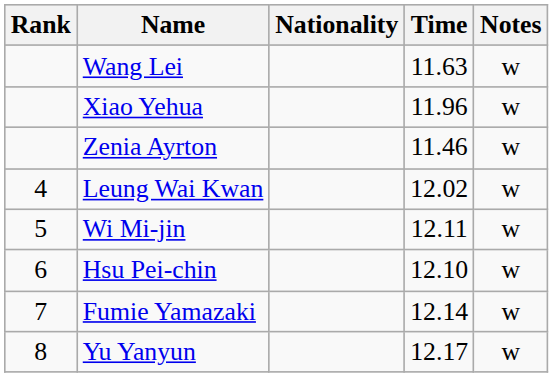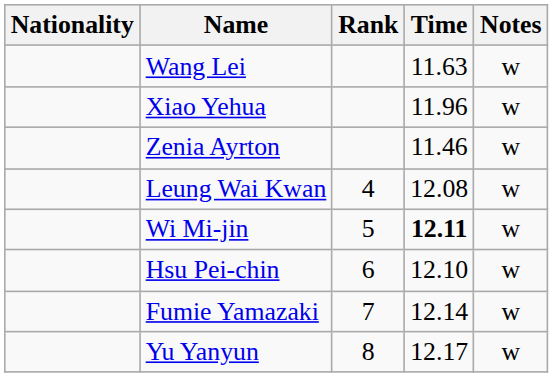columns swapped: (41, 24) <-> (337, 24)
(439, 188) 12.02 -> (439, 188) 12.08
(439, 229) normal -> (439, 229) bold
